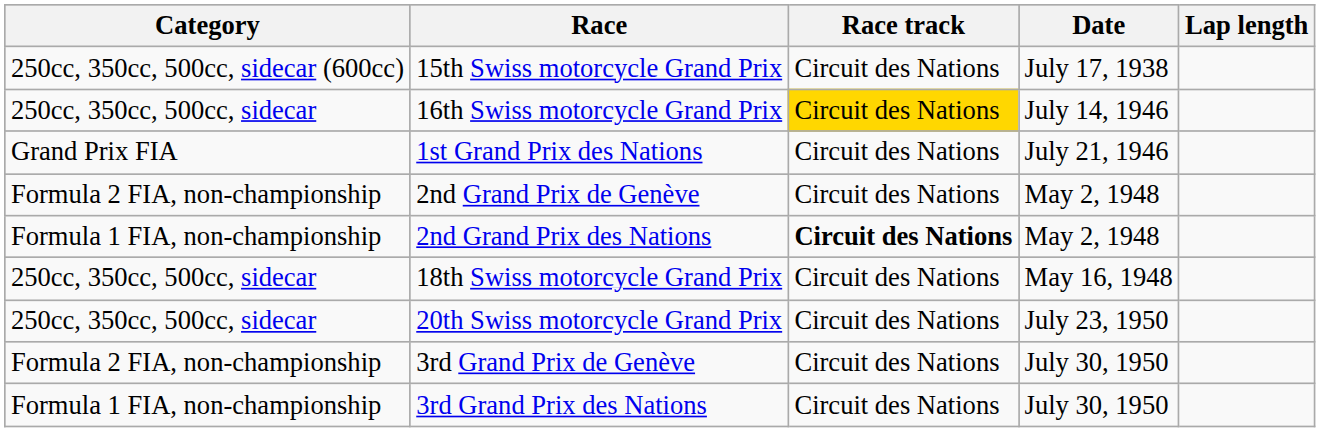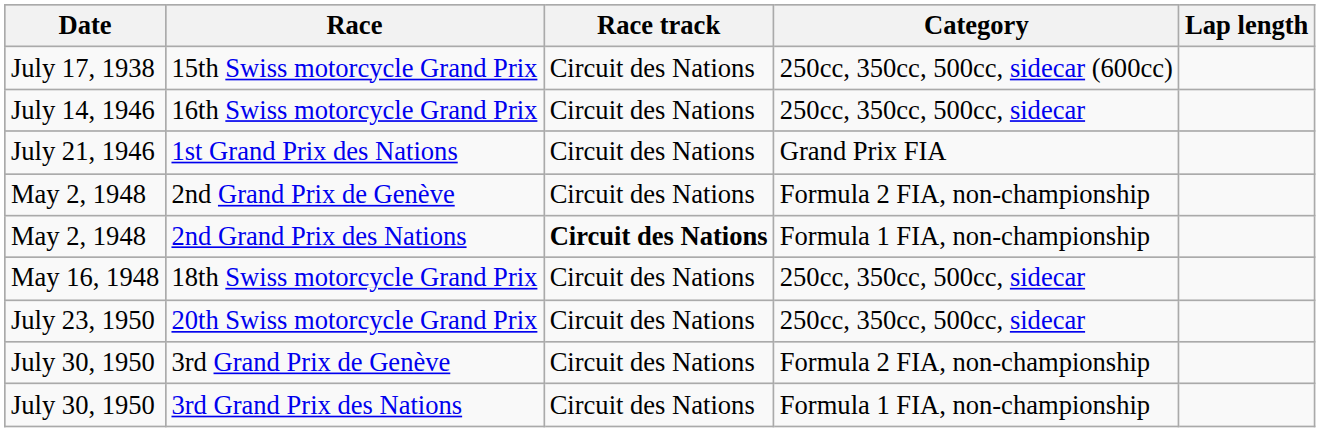columns swapped: (1099, 25) <-> (207, 25)
(897, 109) gold background -> (652, 109) no background
